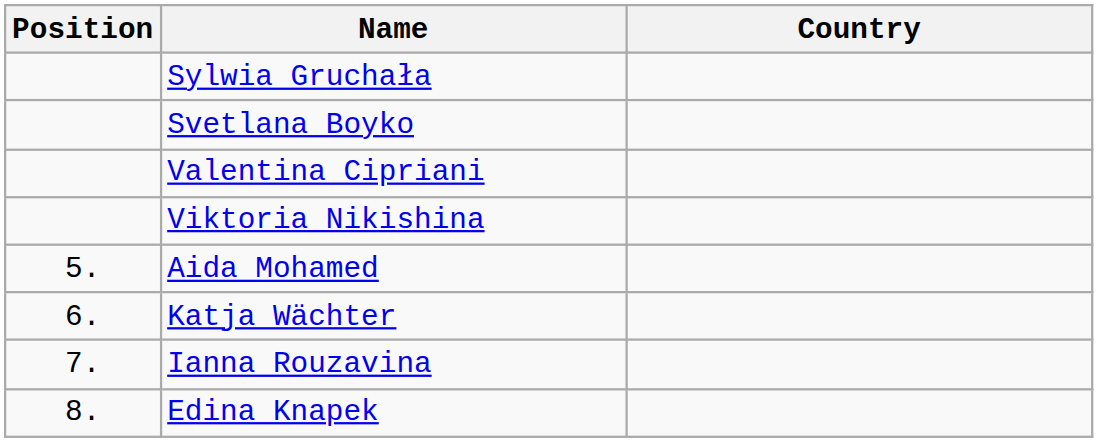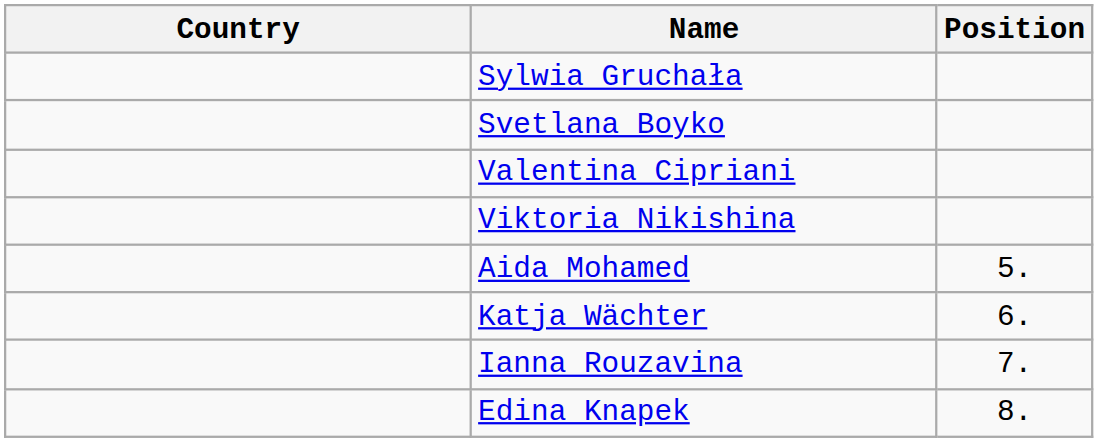columns swapped: (83, 29) <-> (859, 29)
